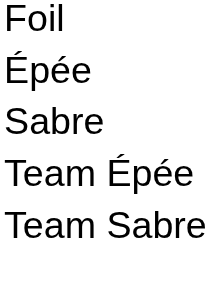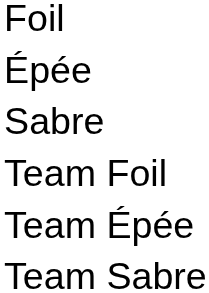+ row: (86, 173)
